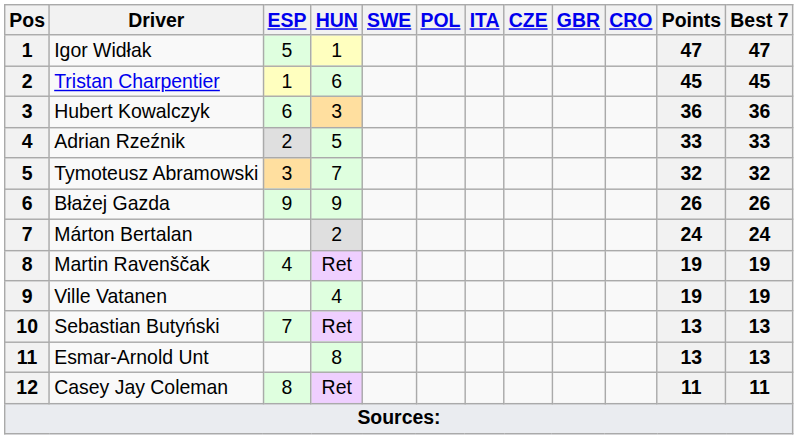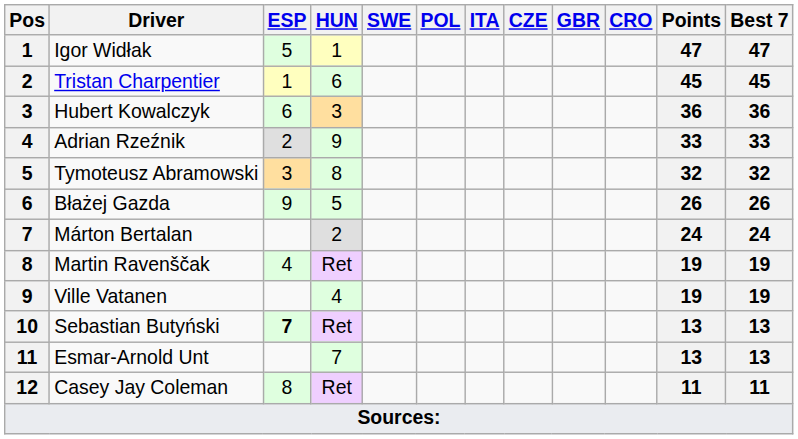(337, 142) 5 -> (337, 142) 9
(337, 173) 7 -> (337, 173) 8
(337, 204) 9 -> (337, 204) 5
(287, 326) normal -> (287, 326) bold
(337, 357) 8 -> (337, 357) 7
